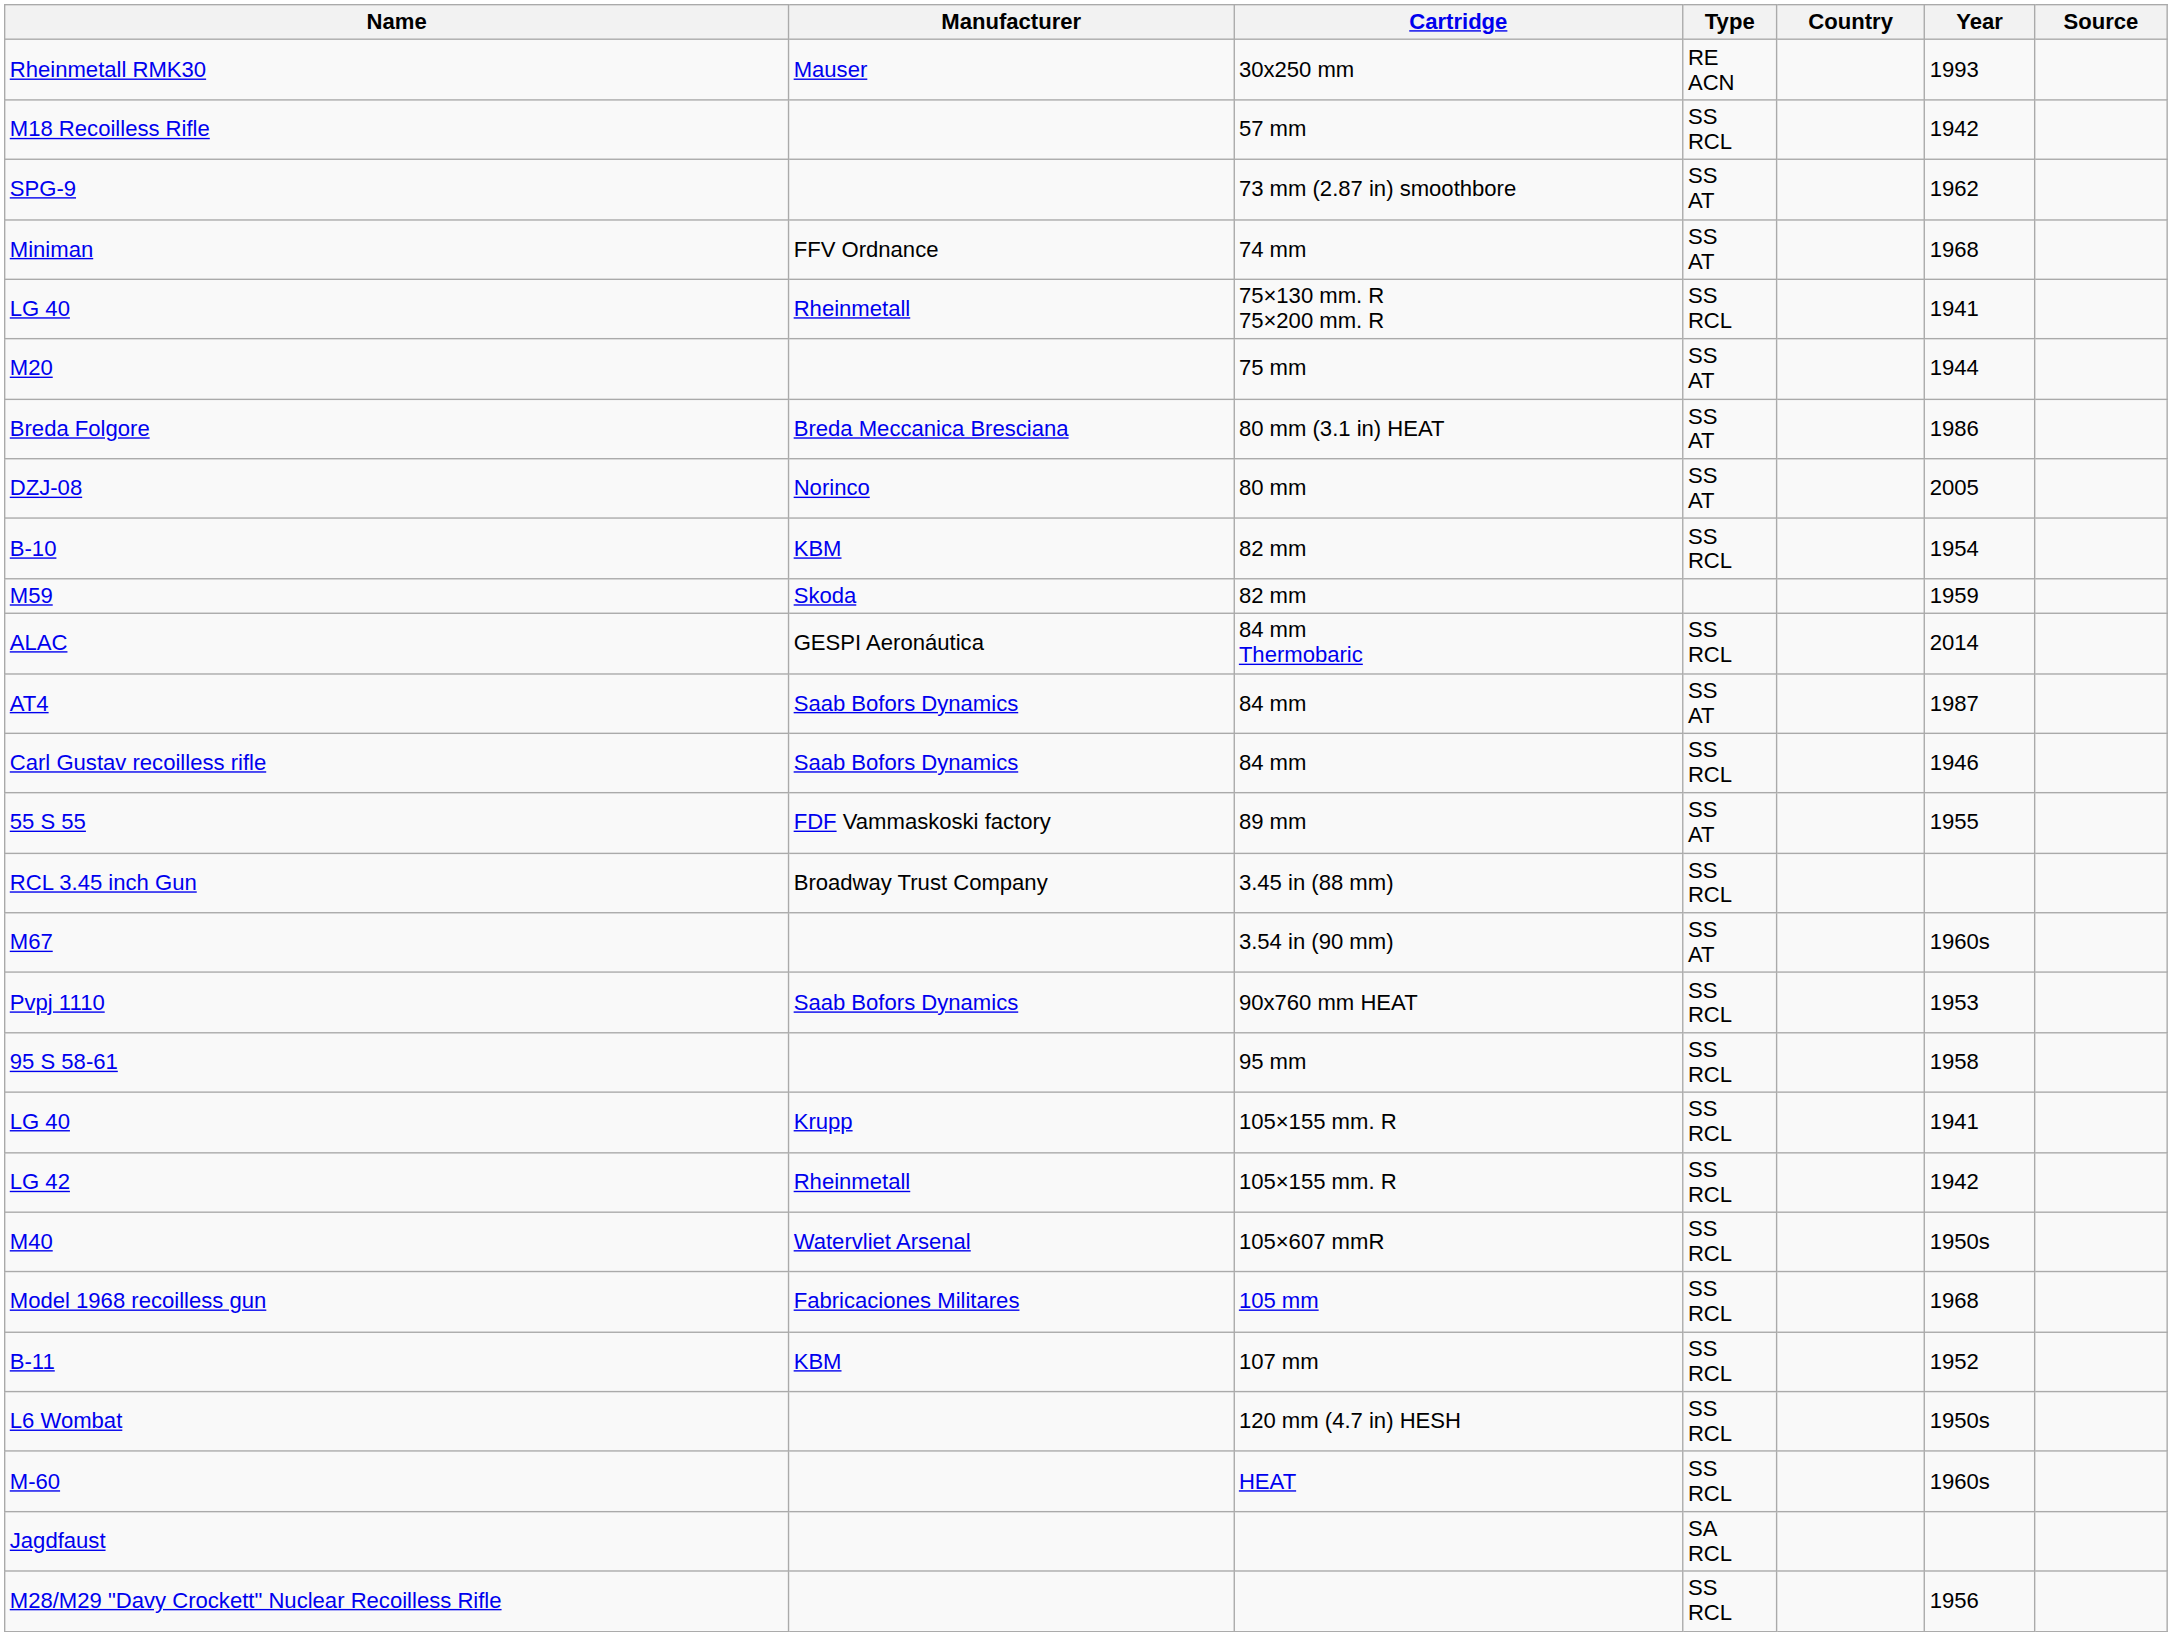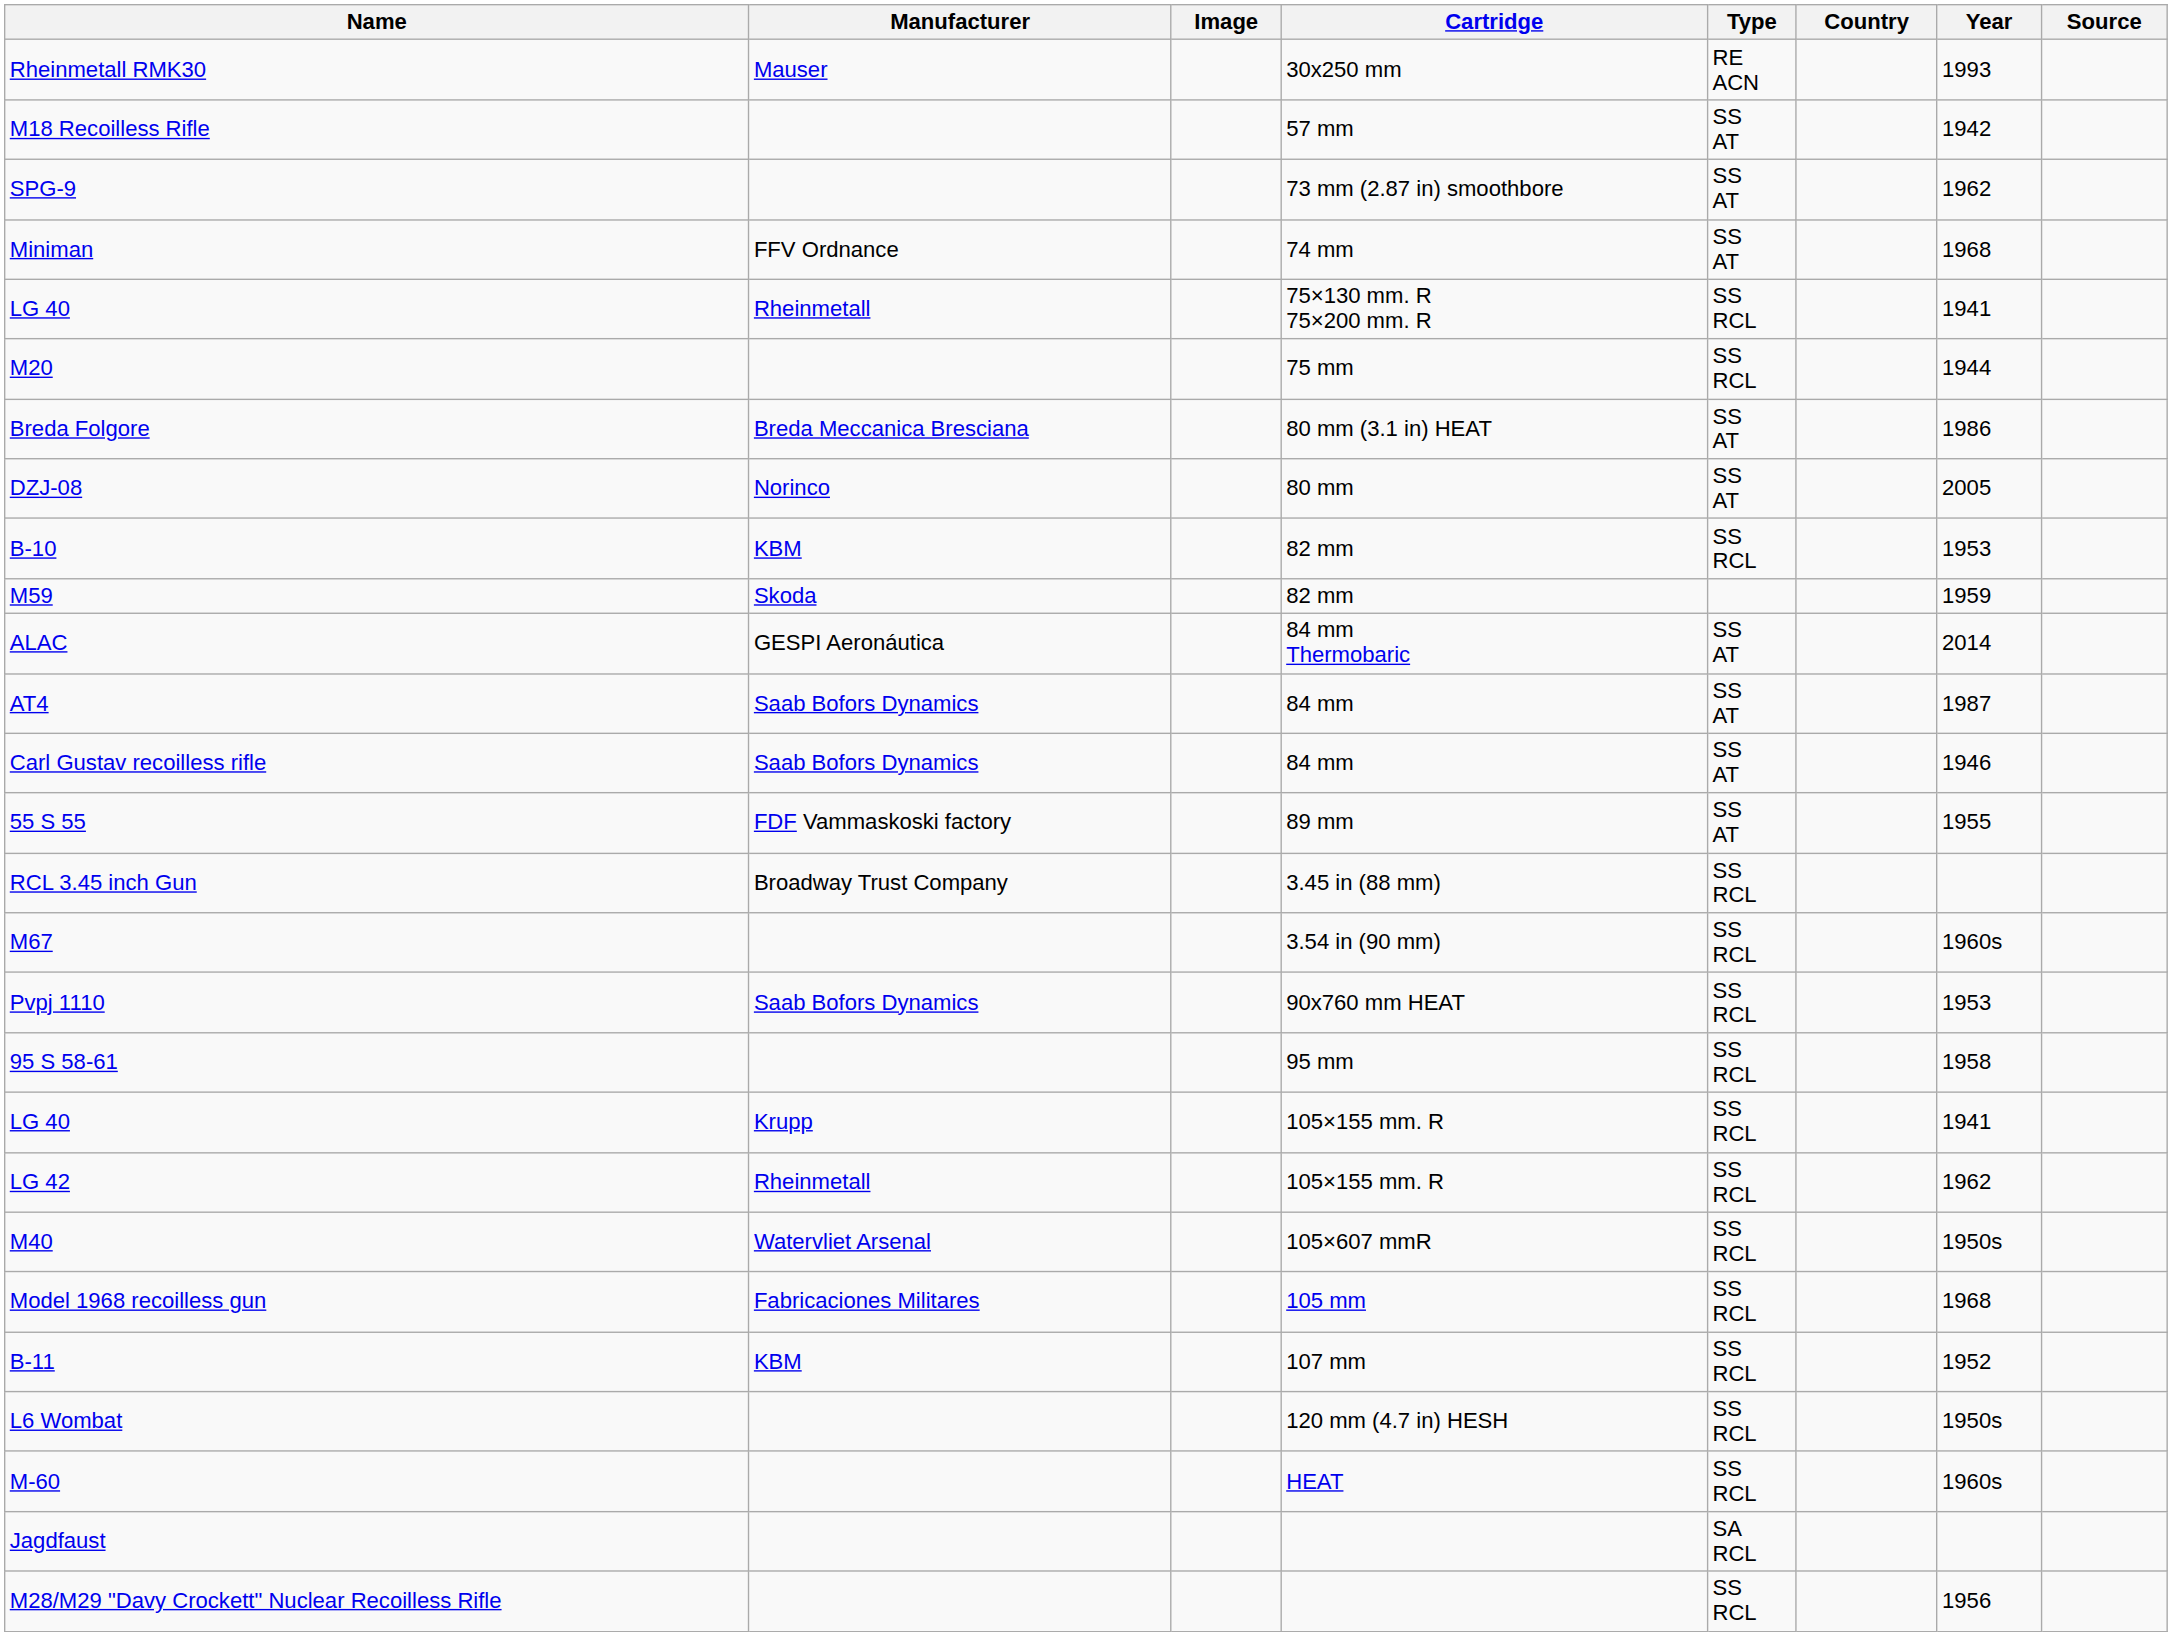+ column: (1226, 22)
(1710, 129) SS RCL -> (1727, 129) SS AT
(1703, 368) SS AT -> (1735, 368) SS RCL
(1954, 548) 1954 -> (1967, 548) 1953
(1710, 643) SS RCL -> (1727, 643) SS AT
(1710, 762) SS RCL -> (1727, 762) SS AT
(1703, 942) SS AT -> (1735, 942) SS RCL
(1954, 1181) 1942 -> (1967, 1181) 1962
